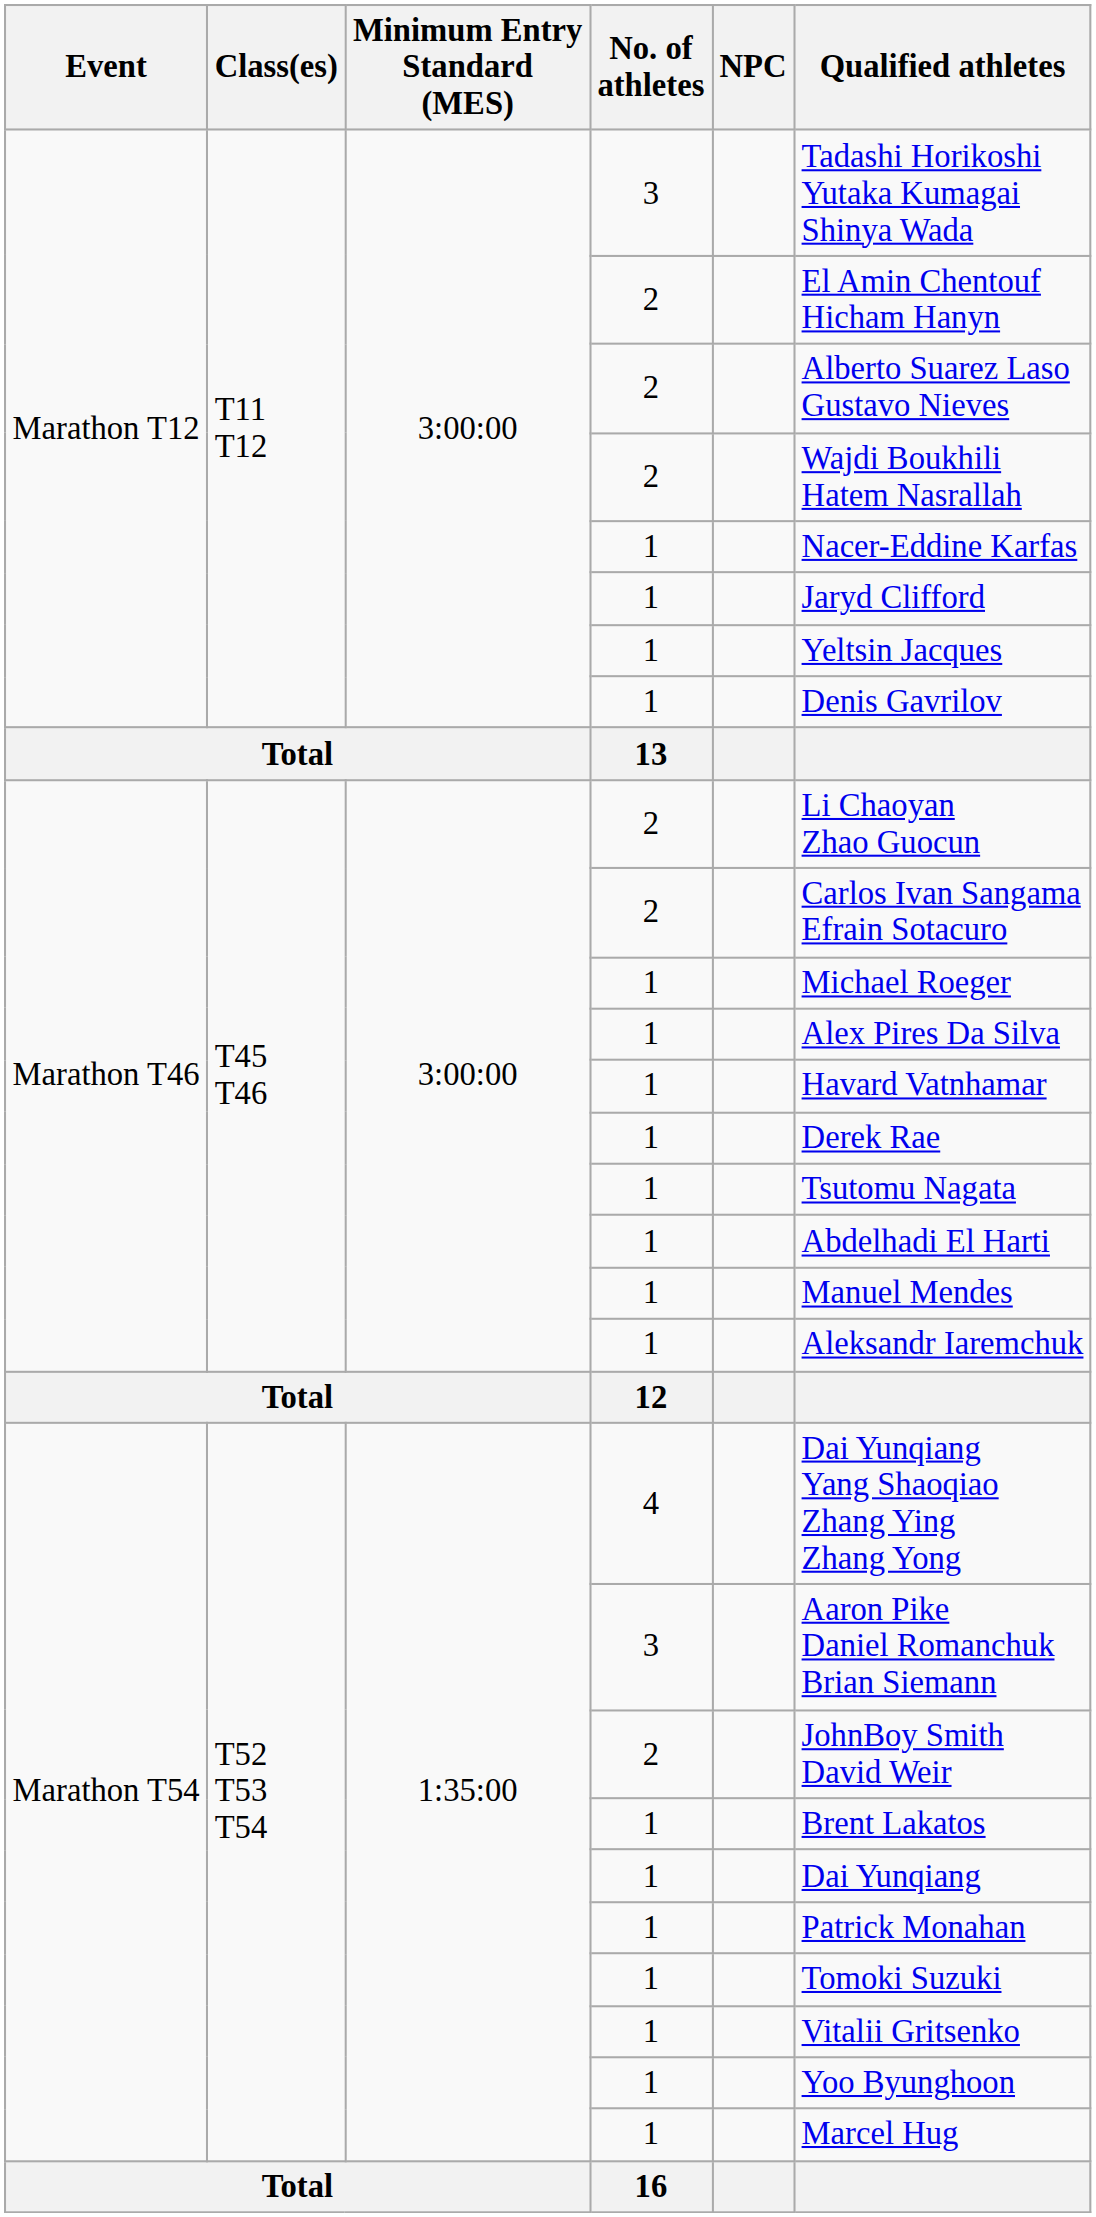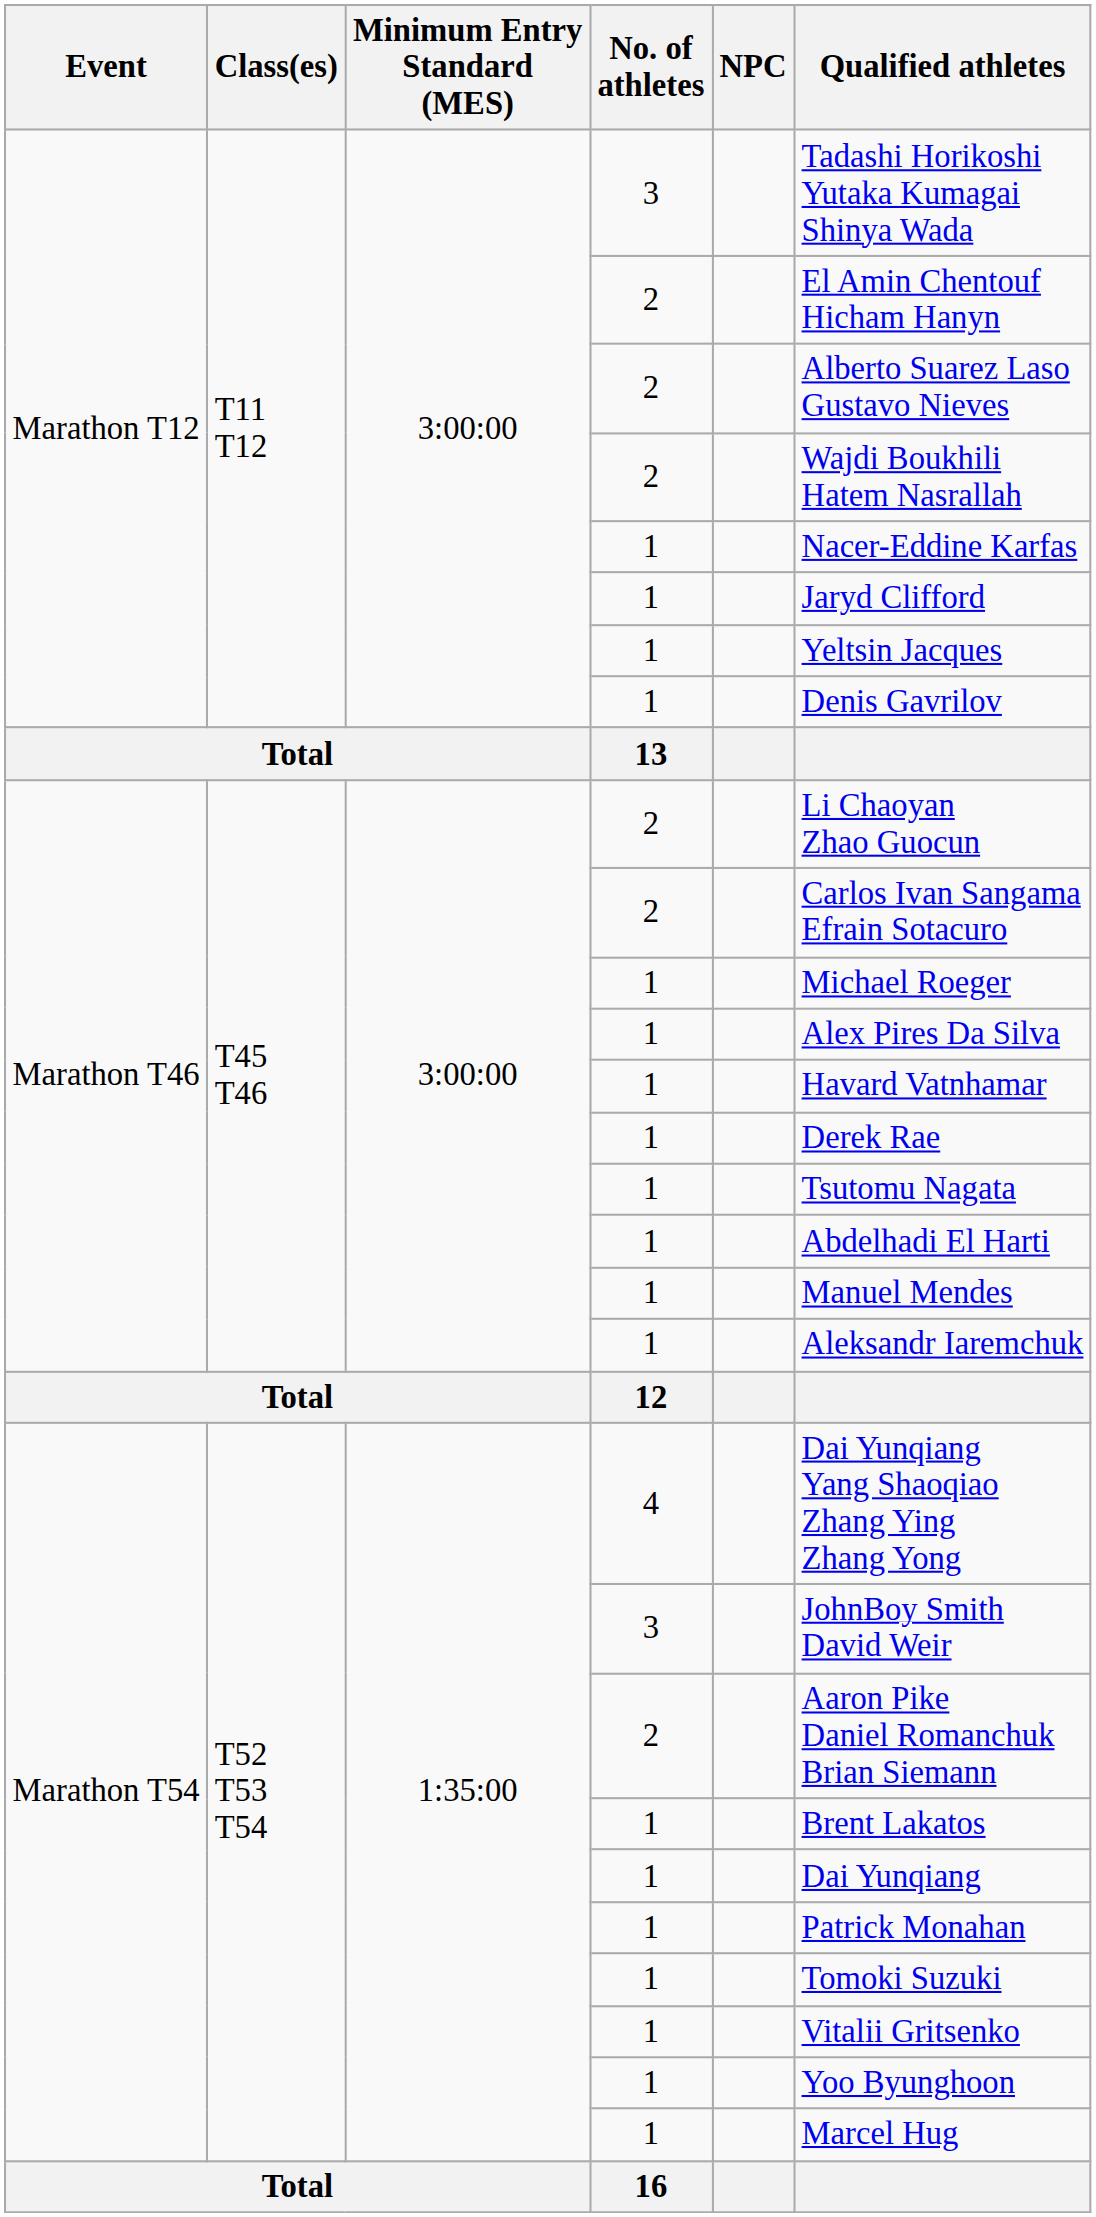(928, 1646) Aaron Pike Daniel Romanchuk Brian Siemann -> (903, 1628) JohnBoy Smith David Weir
(903, 1753) JohnBoy Smith David Weir -> (928, 1735) Aaron Pike Daniel Romanchuk Brian Siemann
